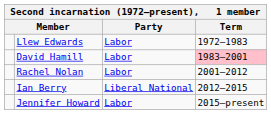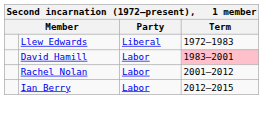(118, 42) Labor -> (141, 42) Liberal
(149, 87) Liberal National -> (136, 87) Labor
- row: (58, 102)
